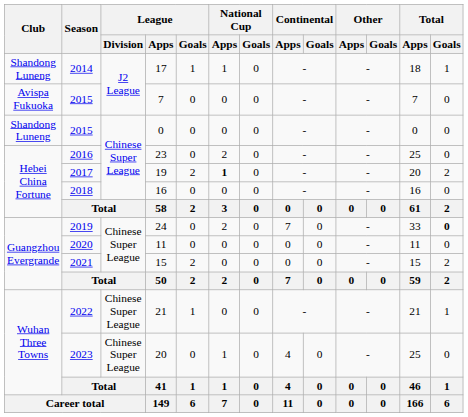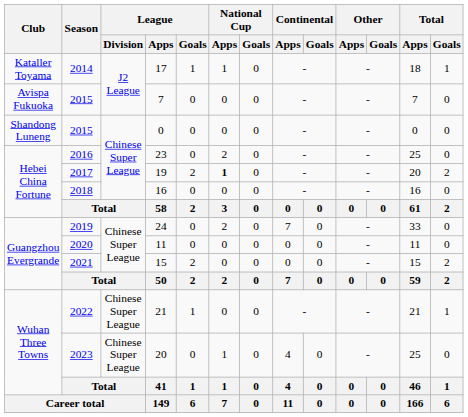(33, 68) Shandong Luneng -> (33, 68) Kataller Toyama
(447, 226) bold -> (447, 226) normal
